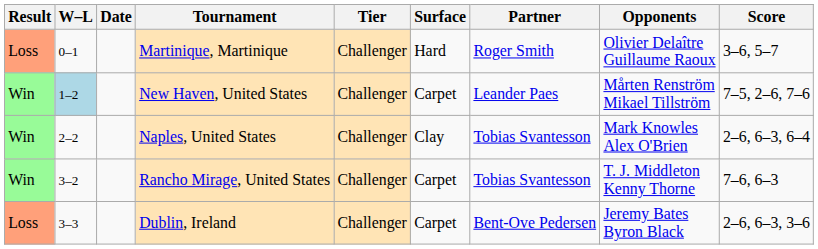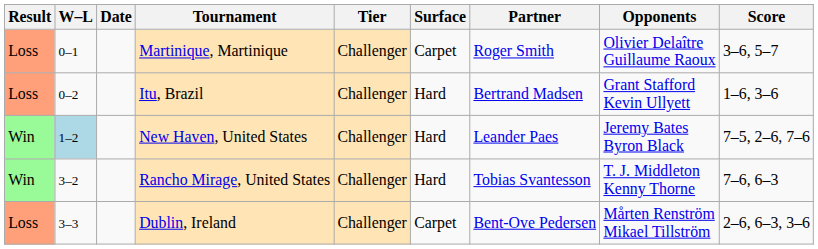(430, 51) Hard -> (435, 51) Carpet
+ row: (171, 94)
(435, 94) Carpet -> (430, 136) Hard
(659, 94) Mårten Renström Mikael Tillström -> (646, 136) Jeremy Bates Byron Black
- row: (208, 136)
(435, 179) Carpet -> (430, 179) Hard
(646, 222) Jeremy Bates Byron Black -> (659, 222) Mårten Renström Mikael Tillström
